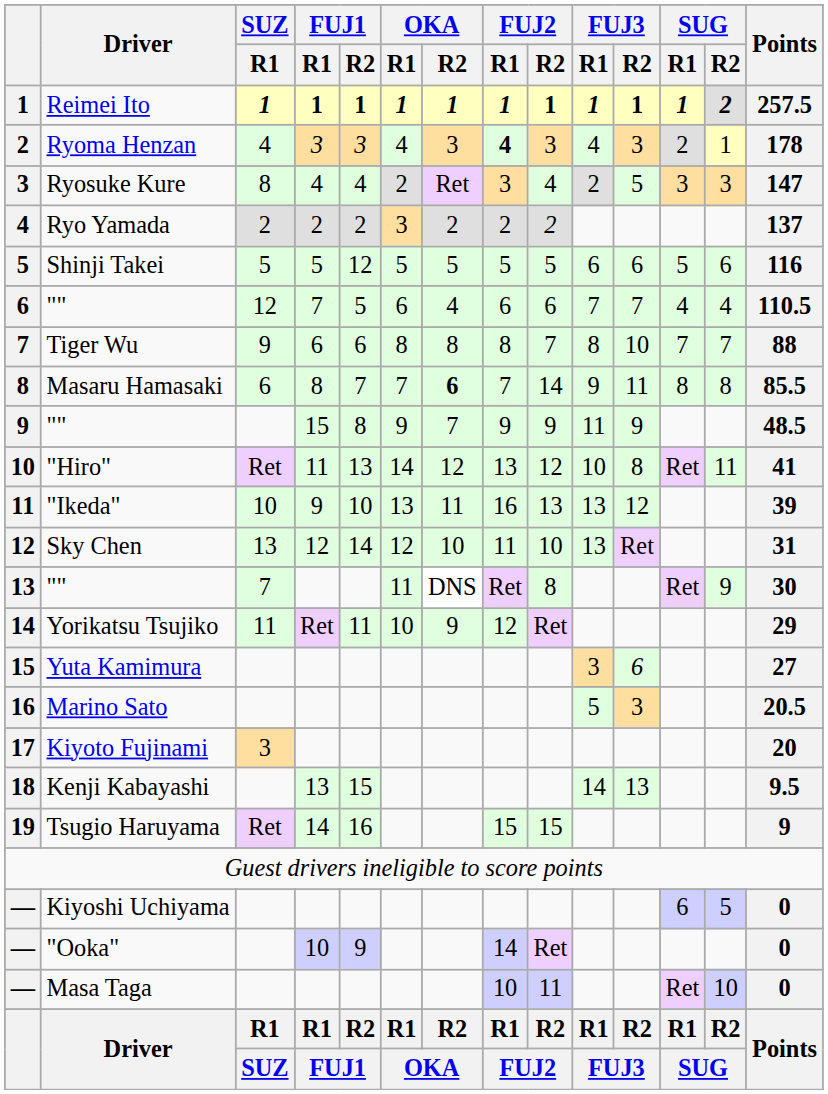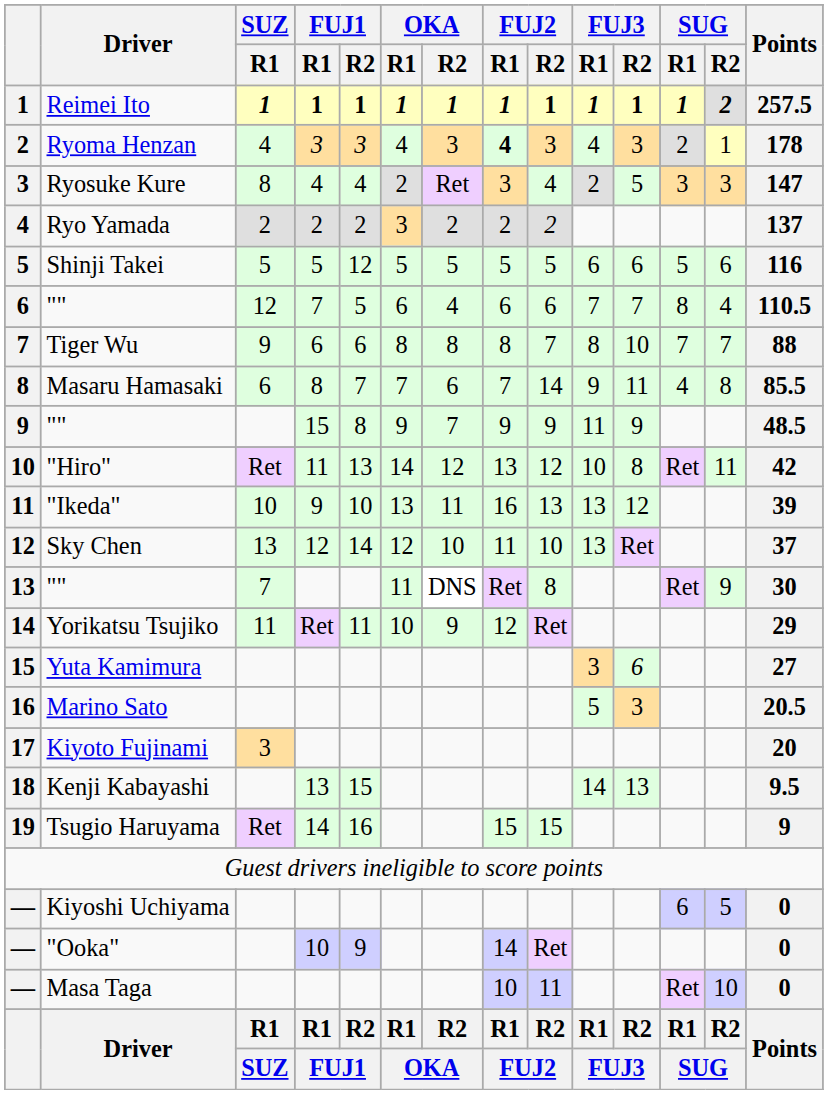(682, 305) 4 -> (682, 305) 8
(452, 385) bold -> (452, 385) normal
(682, 385) 8 -> (682, 385) 4
(785, 465) 41 -> (785, 465) 42
(785, 546) 31 -> (785, 546) 37
